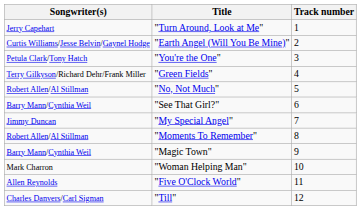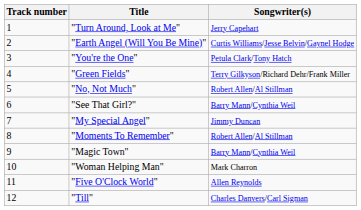columns swapped: (324, 12) <-> (78, 12)
